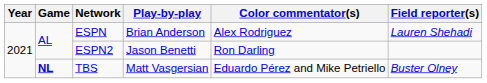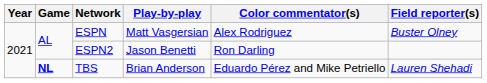(165, 31) Brian Anderson -> (167, 31) Matt Vasgersian
(431, 31) Lauren Shehadi -> (424, 31) Buster Olney
(167, 68) Matt Vasgersian -> (165, 68) Brian Anderson
(424, 68) Buster Olney -> (431, 68) Lauren Shehadi
